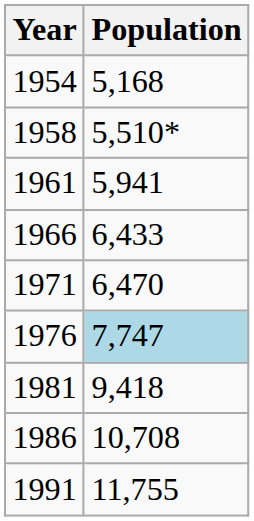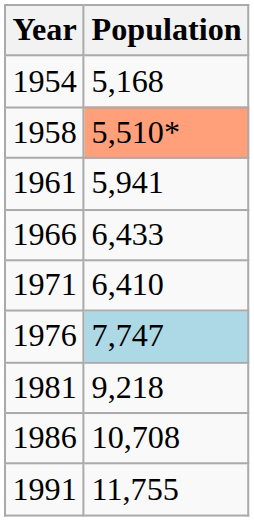(136, 132) no background -> (136, 132) lightsalmon background
(128, 285) 6,470 -> (128, 285) 6,410
(128, 387) 9,418 -> (128, 387) 9,218
